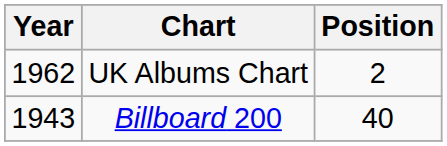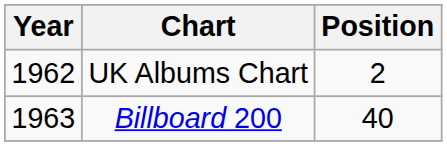(43, 118) 1943 -> (43, 118) 1963
